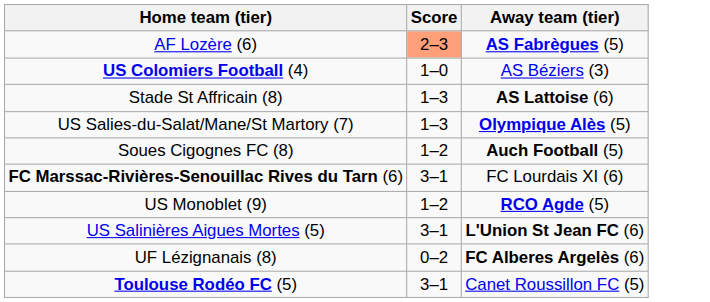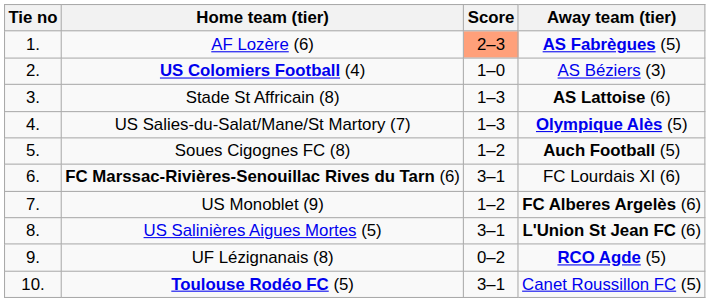+ column: (33, 17)
(555, 204) RCO Agde (5) -> (612, 204) FC Alberes Argelès (6)
(555, 257) FC Alberes Argelès (6) -> (612, 257) RCO Agde (5)
